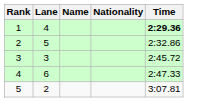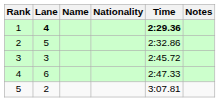+ column: (199, 12)
(46, 27) normal -> (46, 27) bold
